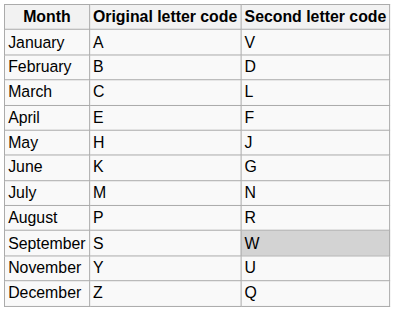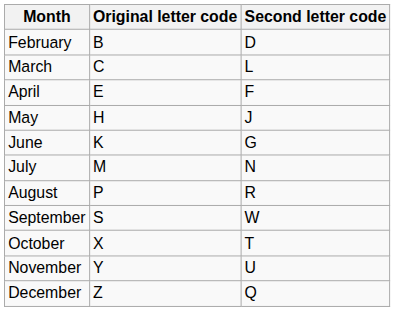- row: (36, 42)
(252, 243) lightgrey background -> (252, 218) no background
+ row: (36, 243)
